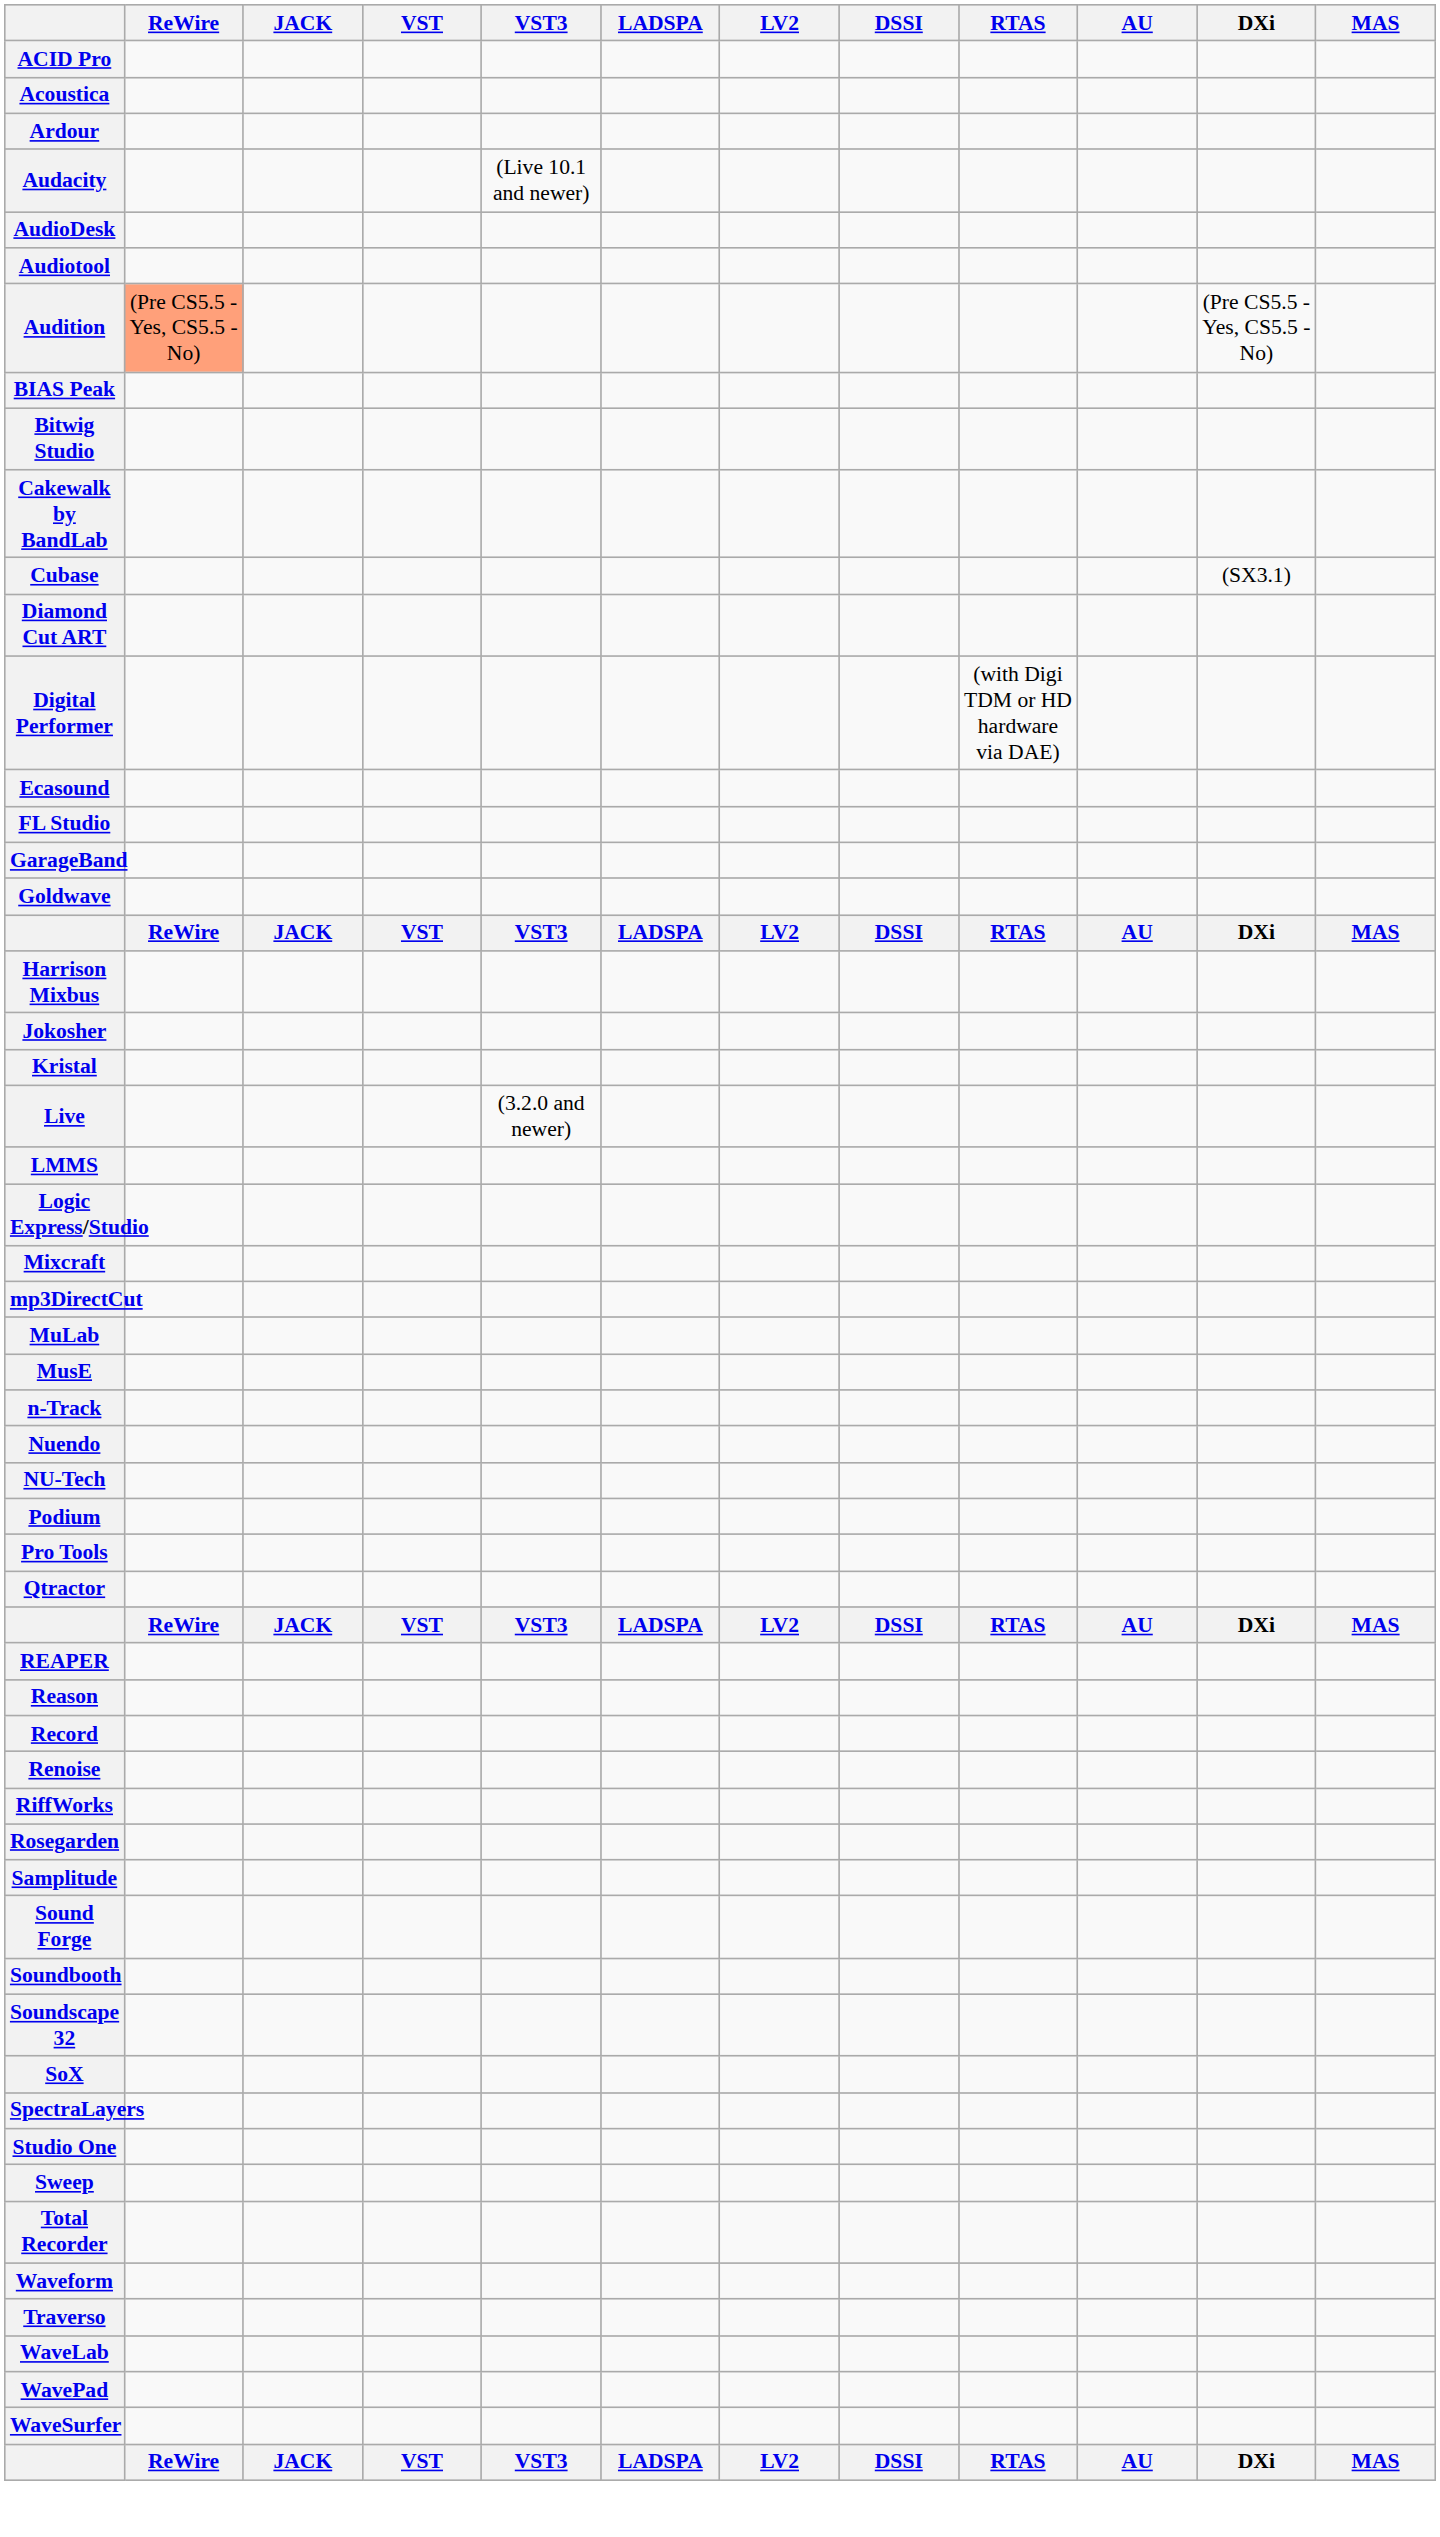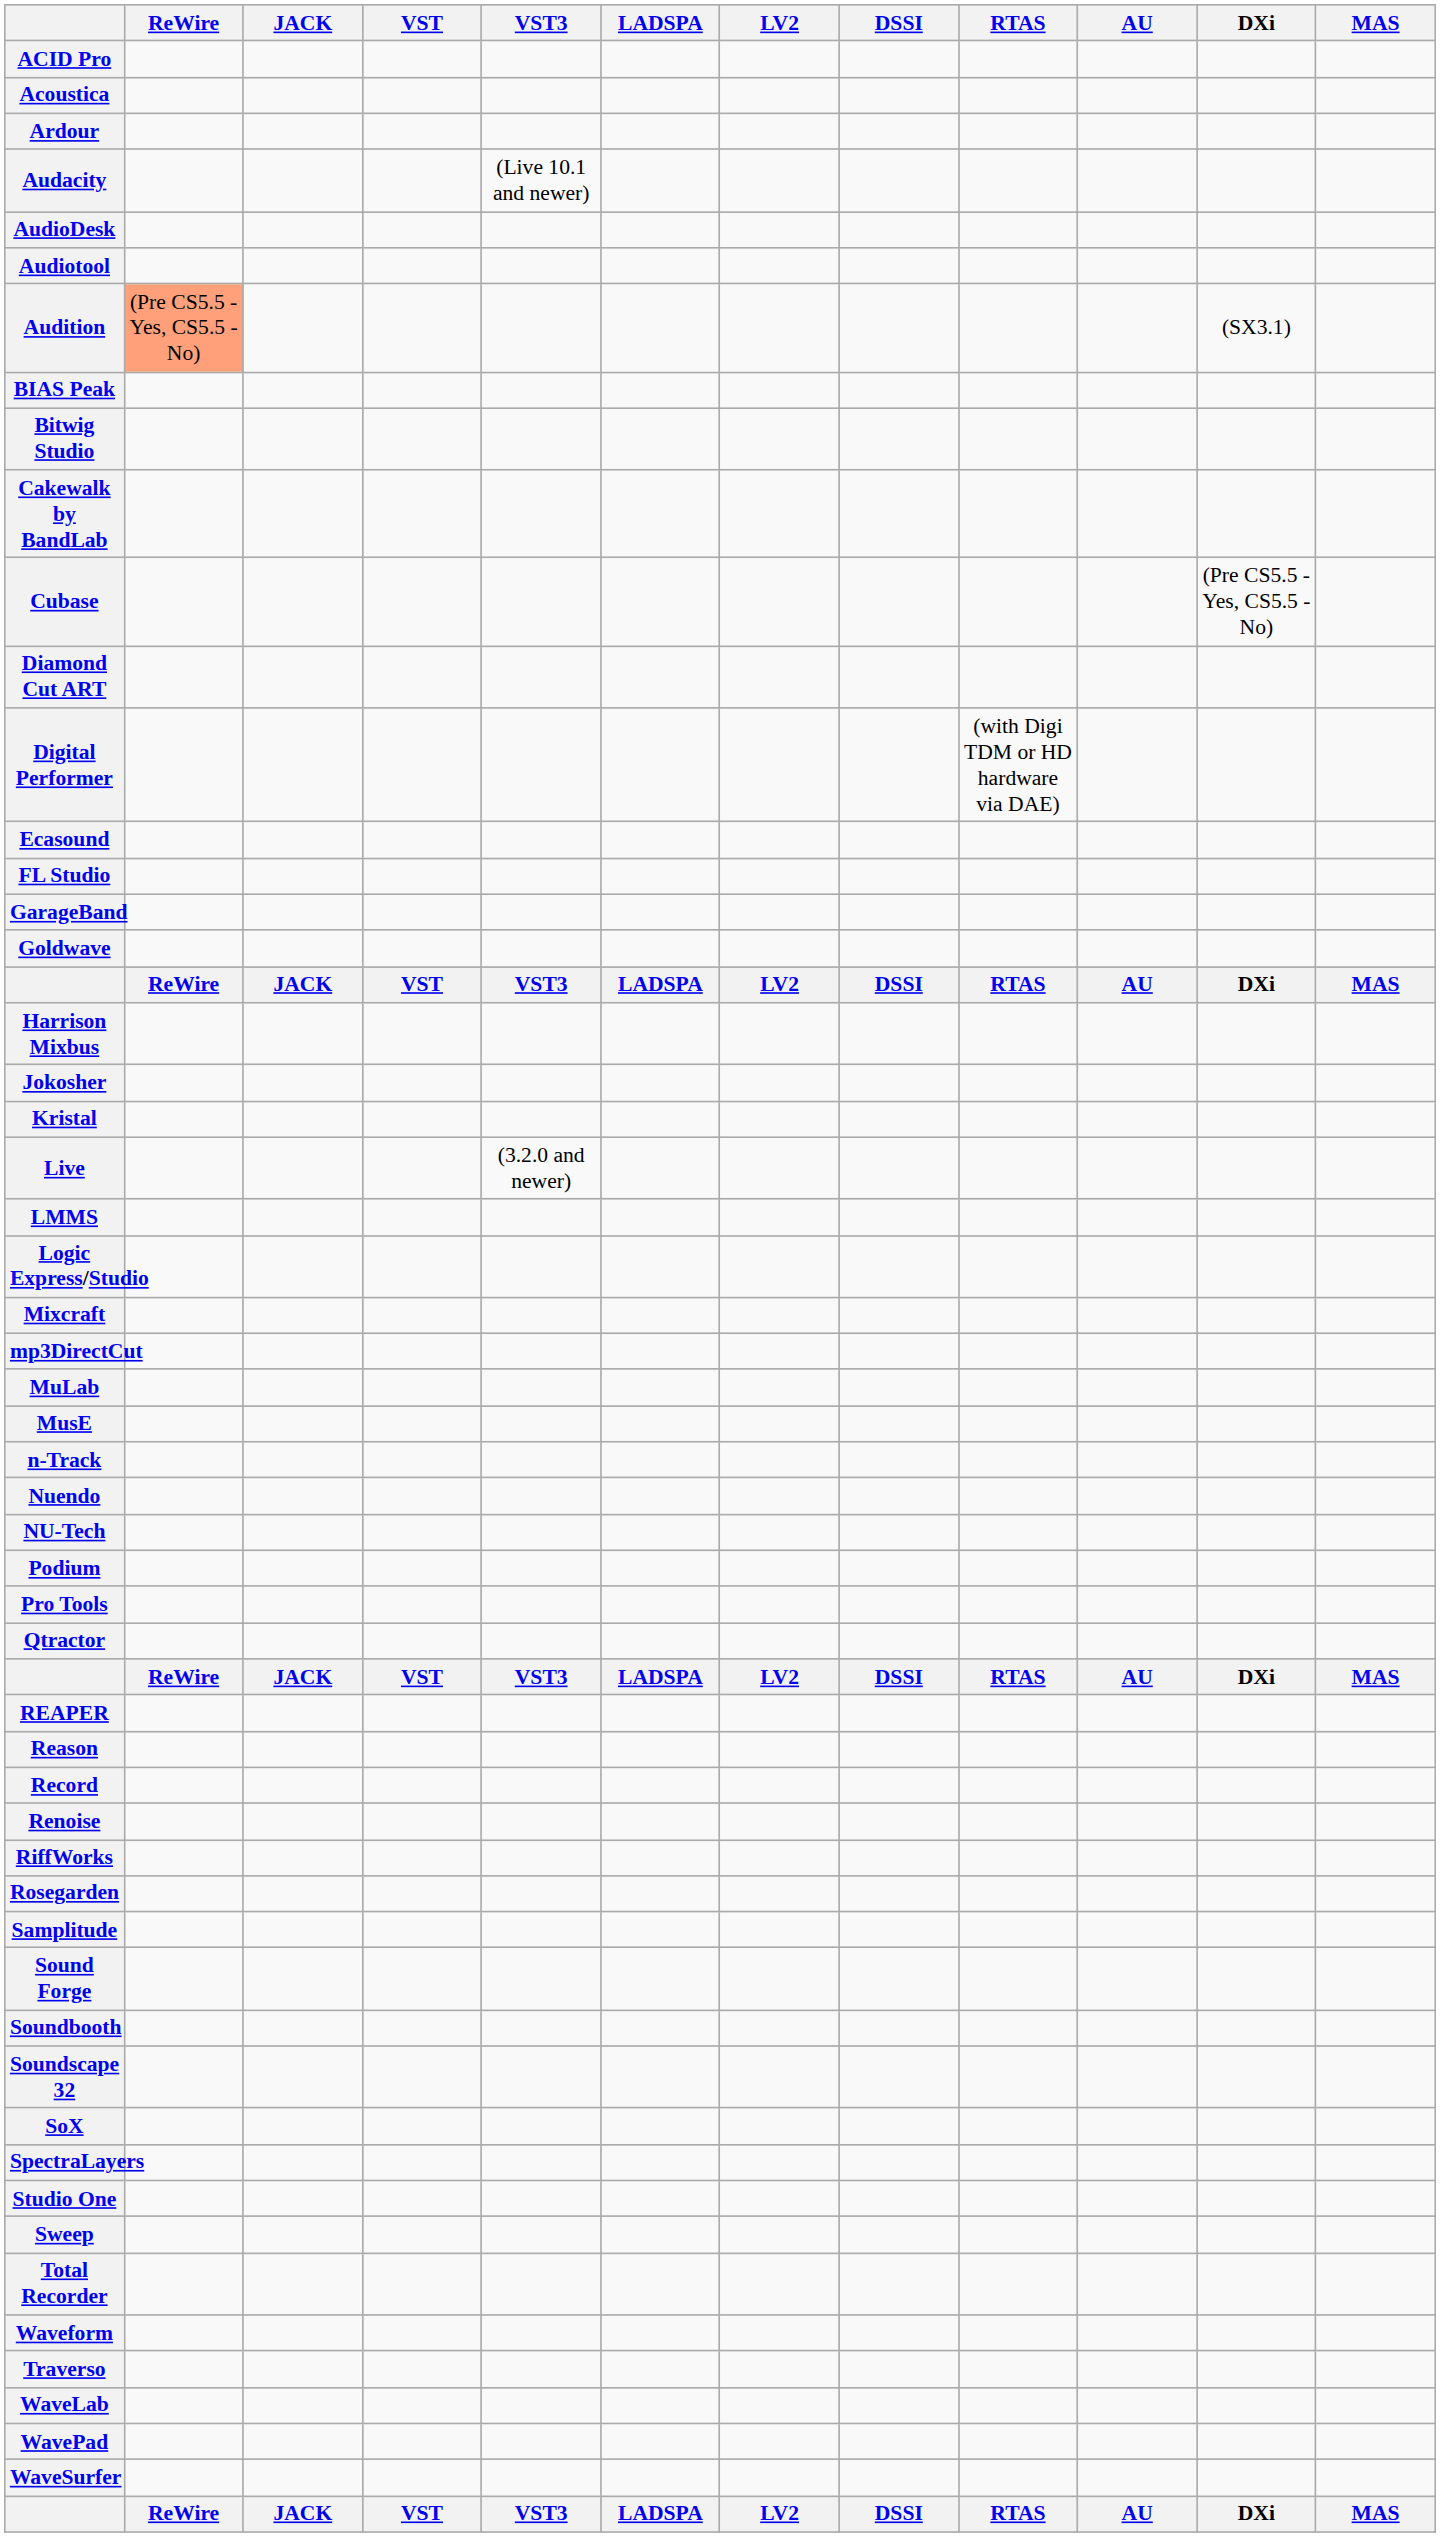(1256, 327) (Pre CS5.5 - Yes, CS5.5 - No) -> (1256, 327) (SX3.1)
(1256, 576) (SX3.1) -> (1256, 601) (Pre CS5.5 - Yes, CS5.5 - No)
